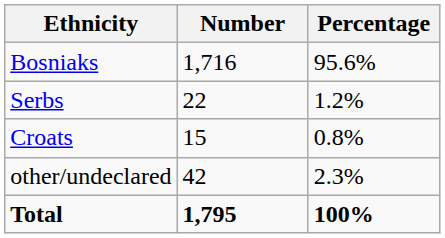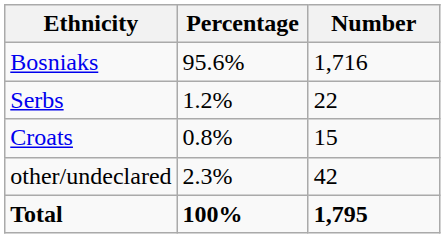columns swapped: (243, 23) <-> (374, 23)
